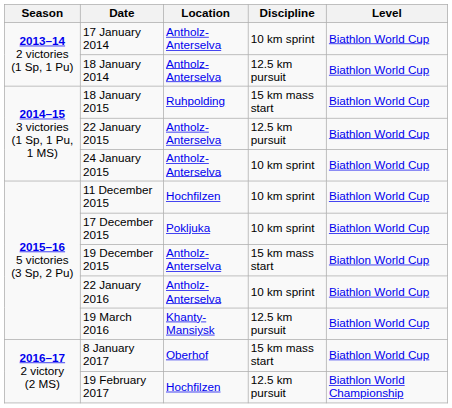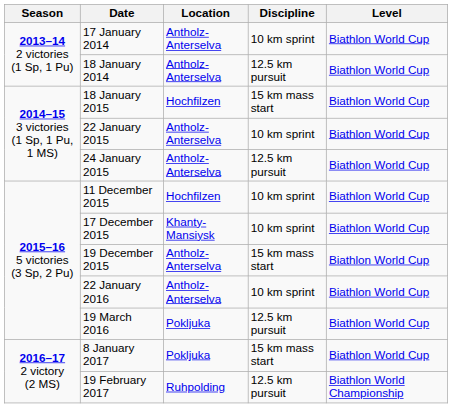(196, 102) Ruhpolding -> (193, 102) Hochfilzen
(272, 133) 12.5 km pursuit -> (283, 133) 10 km sprint
(283, 165) 10 km sprint -> (272, 165) 12.5 km pursuit
(188, 228) Pokljuka -> (190, 228) Khanty-Mansiysk
(190, 323) Khanty-Mansiysk -> (188, 323) Pokljuka
(187, 355) Oberhof -> (188, 355) Pokljuka
(193, 387) Hochfilzen -> (196, 387) Ruhpolding
